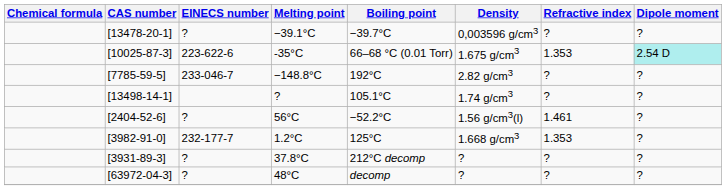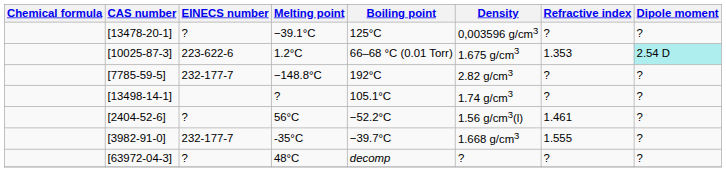(371, 33) −39.7°C -> (366, 33) 125°C
(289, 54) -35°C -> (288, 54) 1.2°C
(207, 75) 233-046-7 -> (207, 75) 232-177-7
(288, 138) 1.2°C -> (289, 138) -35°C
(366, 138) 125°C -> (371, 138) −39.7°C
(558, 138) 1.353 -> (558, 138) 1.555
- row: (137, 158)
